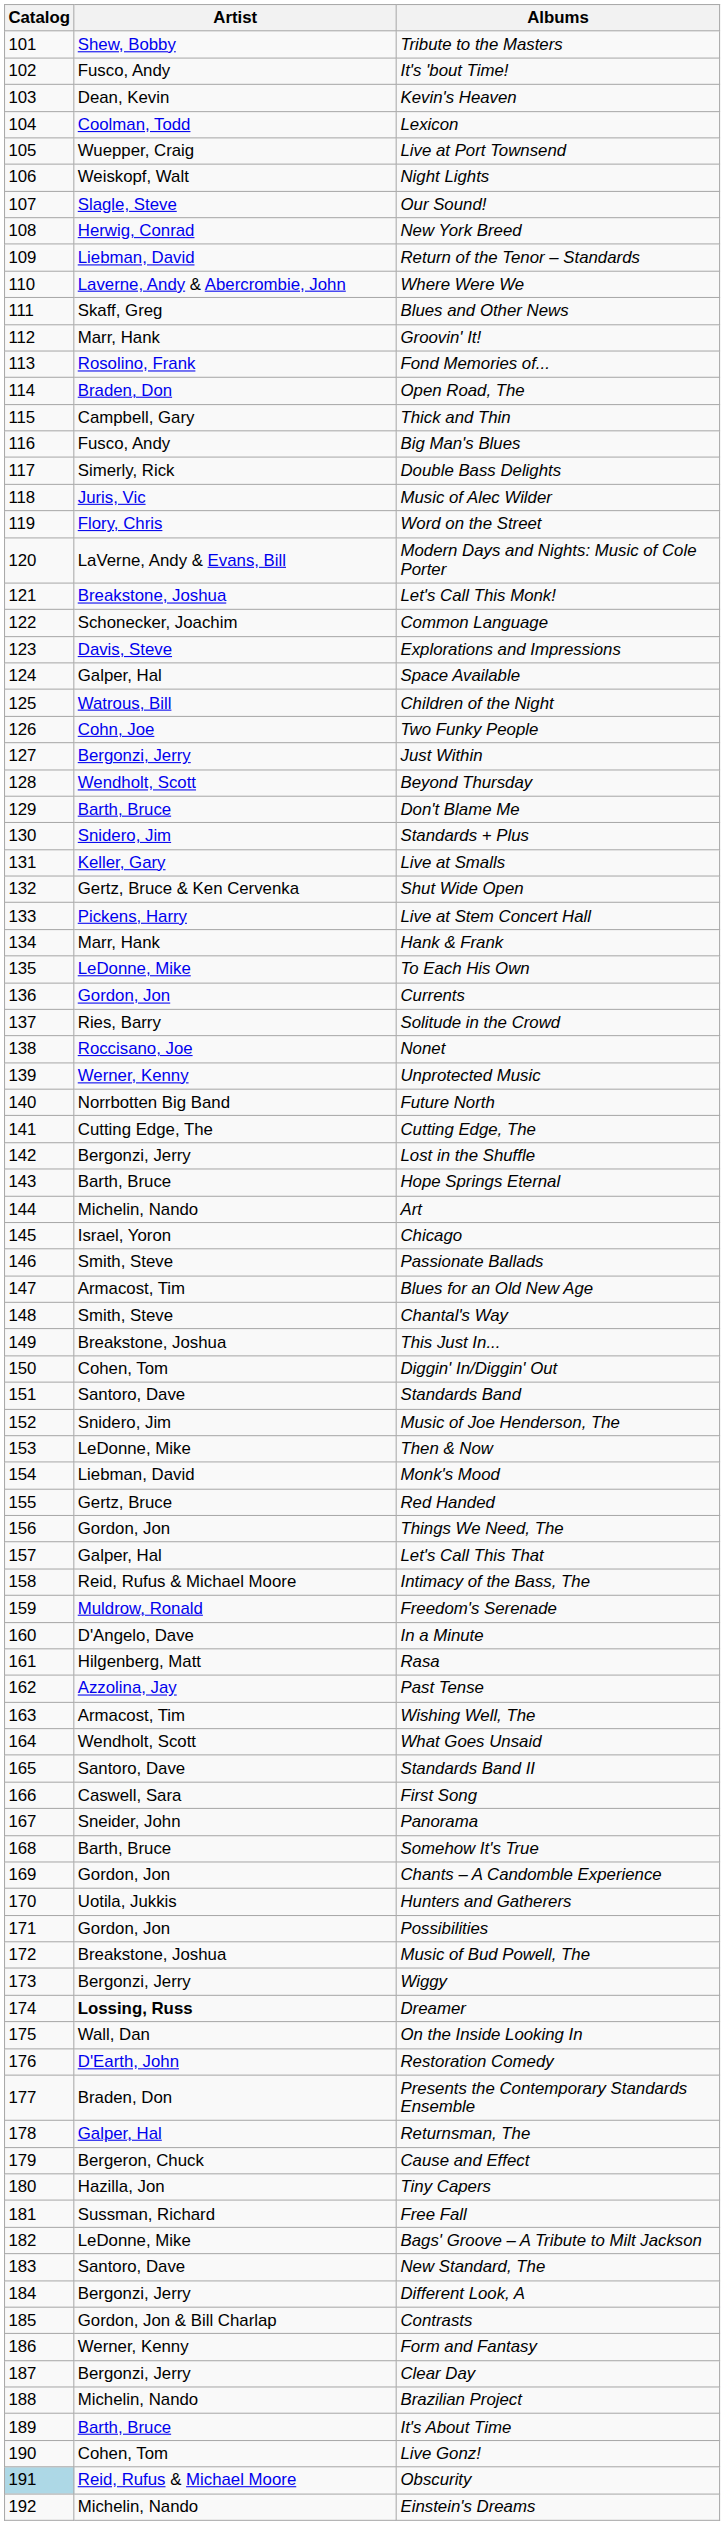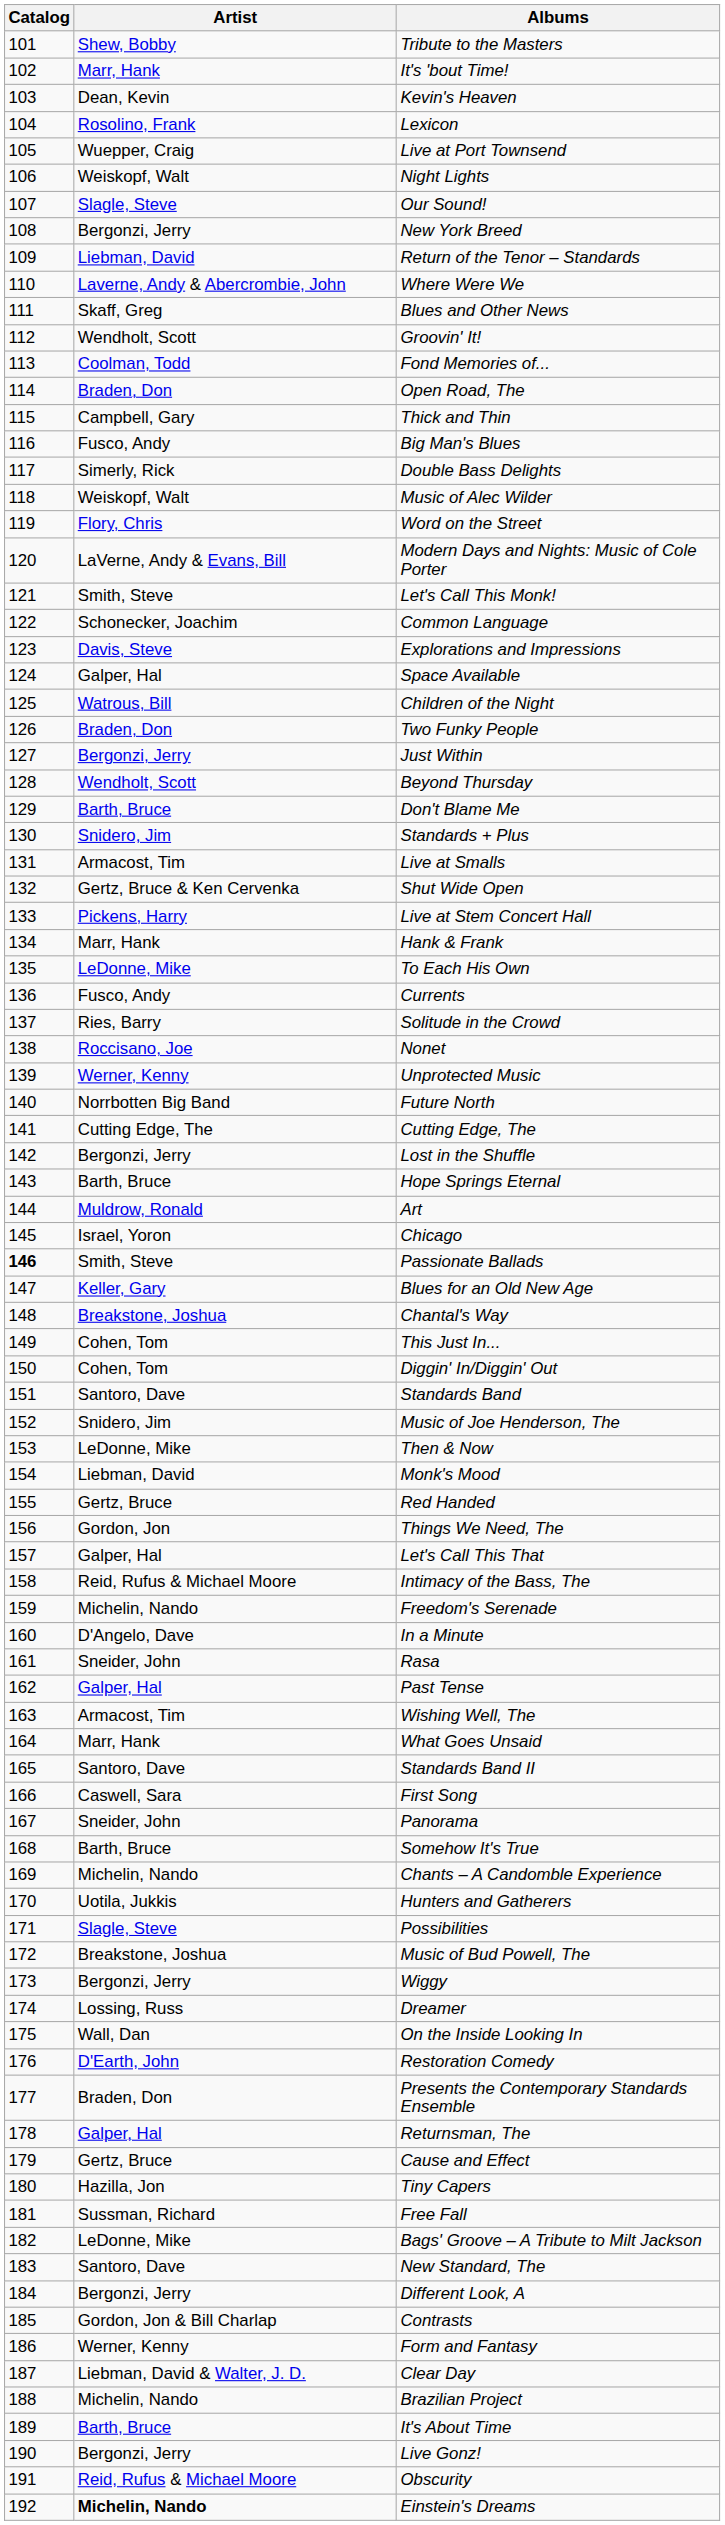(124, 71) Fusco, Andy -> (119, 71) Marr, Hank
(134, 124) Coolman, Todd -> (137, 124) Rosolino, Frank
(136, 230) Herwig, Conrad -> (134, 230) Bergonzi, Jerry
(119, 337) Marr, Hank -> (137, 337) Wendholt, Scott
(137, 364) Rosolino, Frank -> (134, 364) Coolman, Todd
(112, 497) Juris, Vic -> (133, 497) Weiskopf, Walt
(152, 596) Breakstone, Joshua -> (125, 596) Smith, Steve
(116, 729) Cohn, Joe -> (125, 729) Braden, Don
(122, 862) Keller, Gary -> (131, 862) Armacost, Tim
(124, 995) Gordon, Jon -> (124, 995) Fusco, Andy
(138, 1209) Michelin, Nando -> (140, 1209) Muldrow, Ronald
(22, 1262) normal -> (22, 1262) bold
(131, 1288) Armacost, Tim -> (122, 1288) Keller, Gary
(125, 1315) Smith, Steve -> (152, 1315) Breakstone, Joshua
(152, 1342) Breakstone, Joshua -> (123, 1342) Cohen, Tom
(140, 1608) Muldrow, Ronald -> (138, 1608) Michelin, Nando
(139, 1661) Hilgenberg, Matt -> (129, 1661) Sneider, John
(127, 1688) Azzolina, Jay -> (120, 1688) Galper, Hal
(137, 1741) Wendholt, Scott -> (119, 1741) Marr, Hank
(124, 1875) Gordon, Jon -> (138, 1875) Michelin, Nando
(124, 1928) Gordon, Jon -> (127, 1928) Slagle, Steve
(135, 2008) bold -> (131, 2008) normal
(141, 2160) Bergeron, Chuck -> (125, 2160) Gertz, Bruce
(134, 2373) Bergonzi, Jerry -> (192, 2373) Liebman, David & Walter, J. D.
(123, 2453) Cohen, Tom -> (134, 2453) Bergonzi, Jerry
(22, 2480) lightblue background -> (22, 2480) no background
(138, 2506) normal -> (142, 2506) bold
